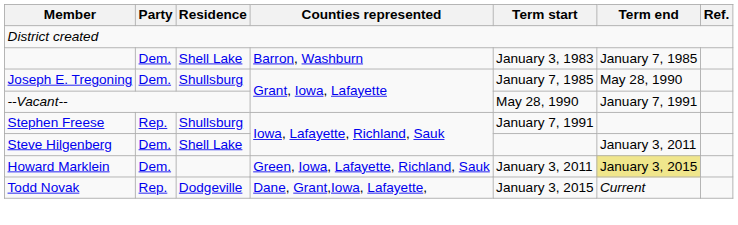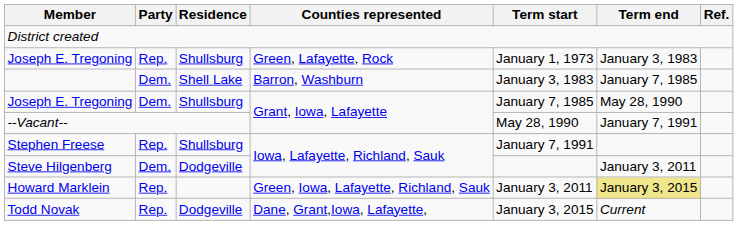+ row: (70, 58)
(211, 144) Shell Lake -> (211, 166) Dodgeville
(155, 166) Dem. -> (153, 187) Rep.
